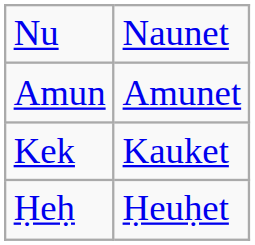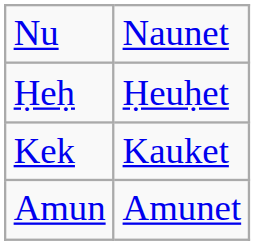rows swapped: (44, 208) <-> (60, 92)
